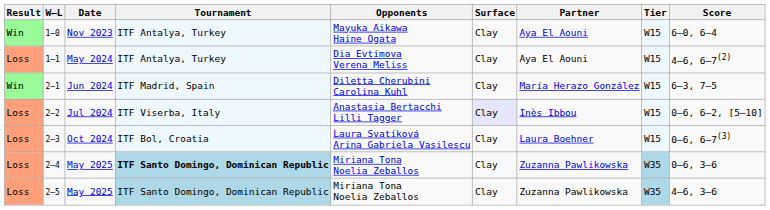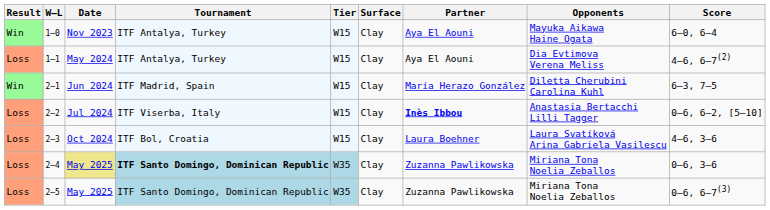columns swapped: (655, 12) <-> (402, 12)
(486, 112) lavender background -> (372, 112) no background
(548, 112) normal -> (434, 112) bold
(701, 139) 0–6, 6–7(3) -> (694, 139) 4–6, 3–6
(90, 165) no background -> (90, 165) khaki background
(694, 192) 4–6, 3–6 -> (701, 192) 0–6, 6–7(3)
